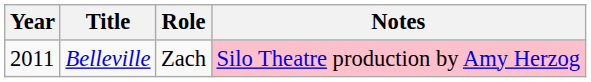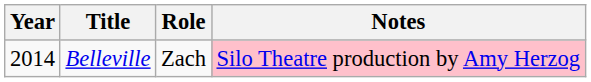(32, 58) 2011 -> (32, 58) 2014
